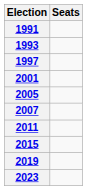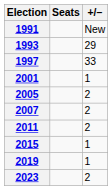+ column: (95, 12)
